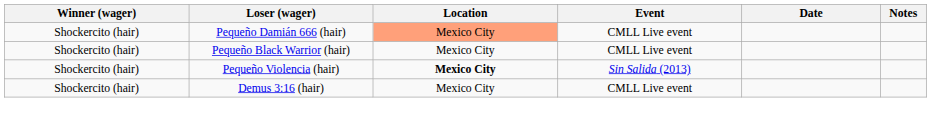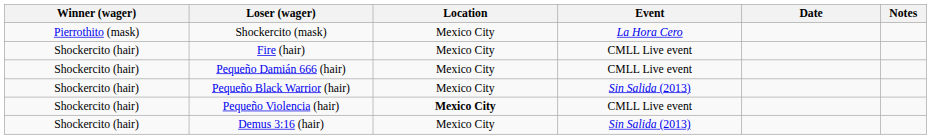+ row: (281, 32)
+ row: (281, 50)
(465, 32) lightsalmon background -> (465, 69) no background
(650, 50) CMLL Live event -> (650, 87) Sin Salida (2013)
(650, 69) Sin Salida (2013) -> (650, 106) CMLL Live event
(650, 87) CMLL Live event -> (650, 124) Sin Salida (2013)
